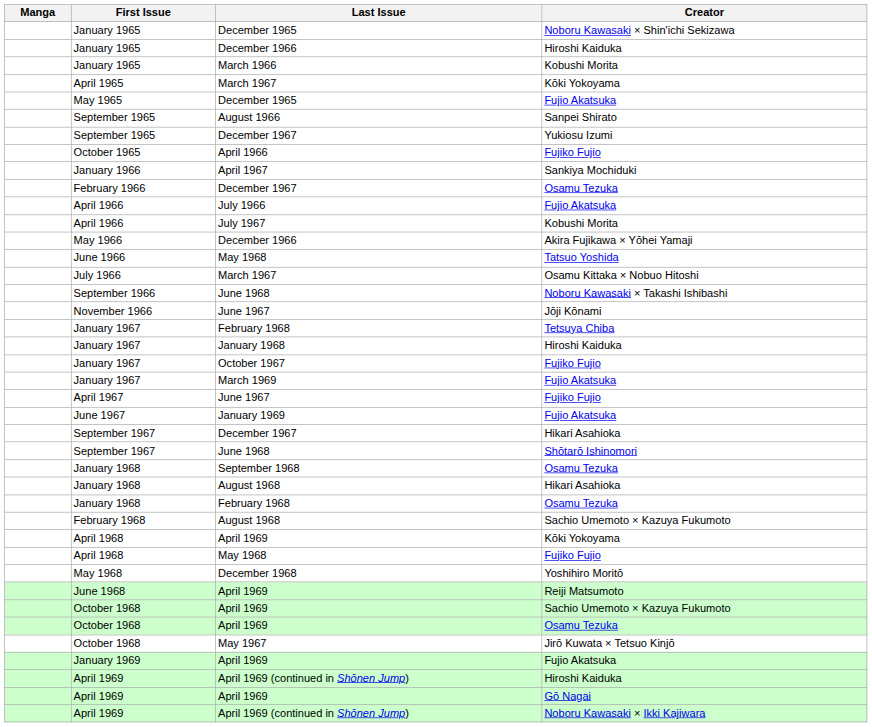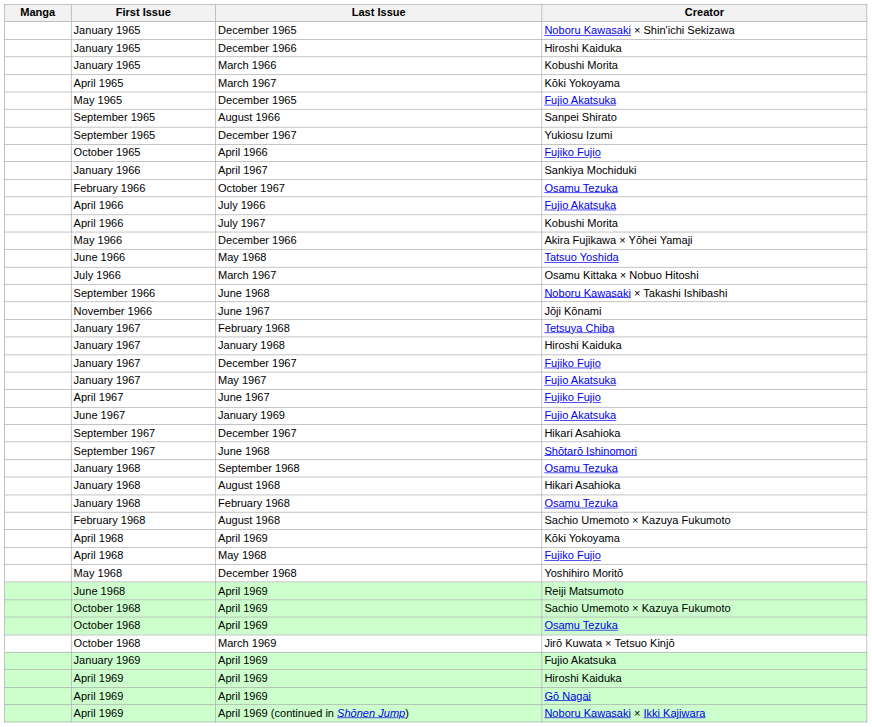(257, 188) December 1967 -> (251, 188) October 1967
(251, 363) October 1967 -> (257, 363) December 1967
(247, 380) March 1969 -> (242, 380) May 1967
(242, 643) May 1967 -> (247, 643) March 1969
(313, 678) April 1969 (continued in Shōnen Jump) -> (243, 678) April 1969
